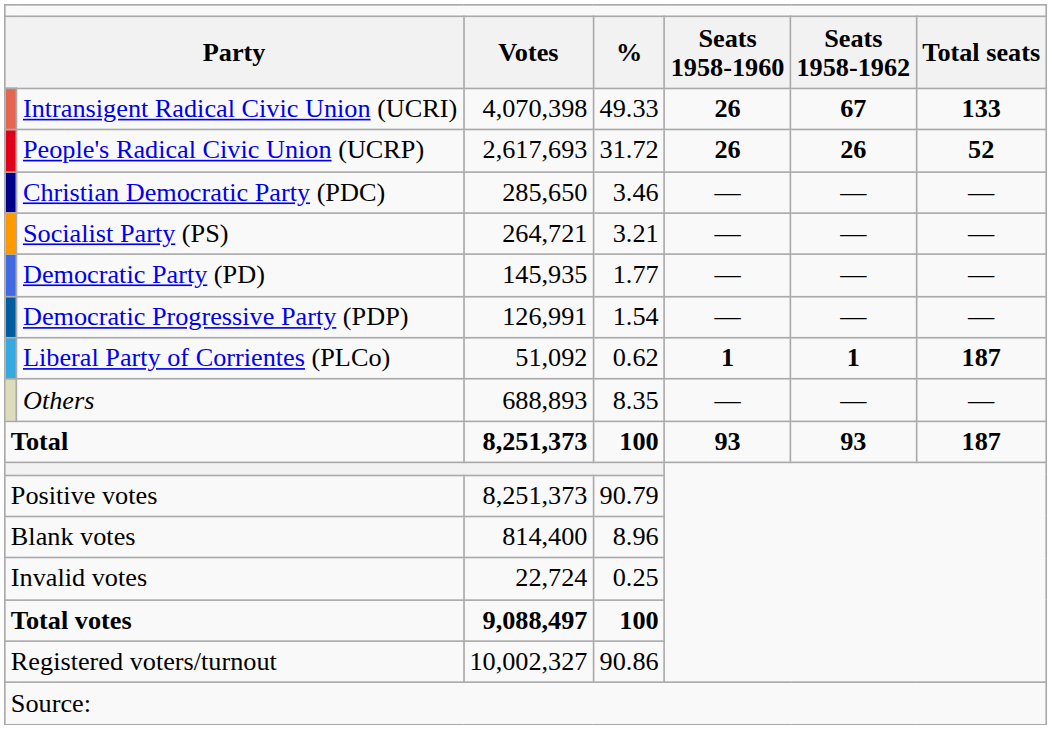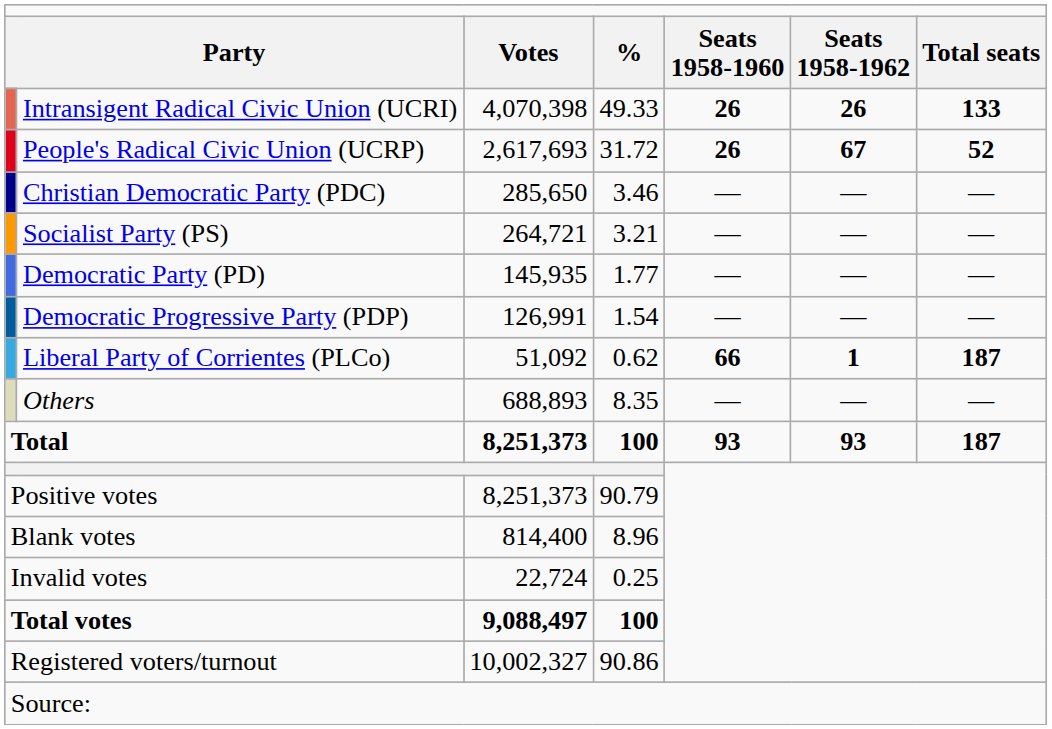(853, 108) 67 -> (853, 108) 26
(853, 150) 26 -> (853, 150) 67
(728, 358) 1 -> (728, 358) 66
